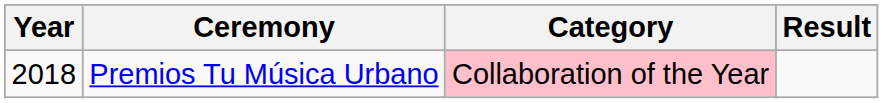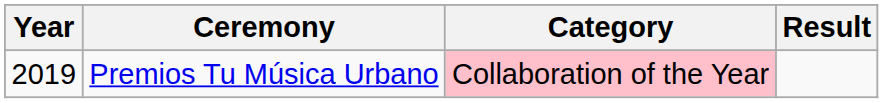(44, 73) 2018 -> (44, 73) 2019
